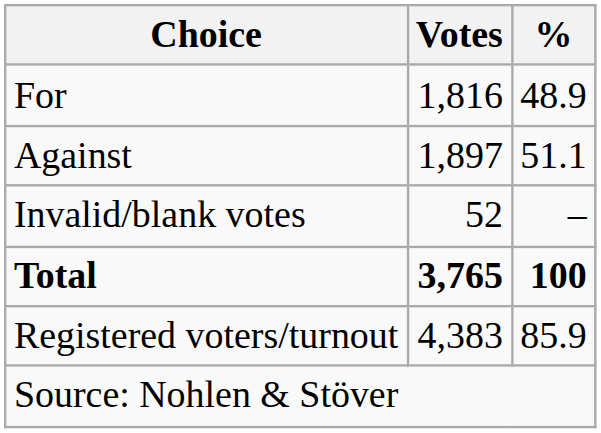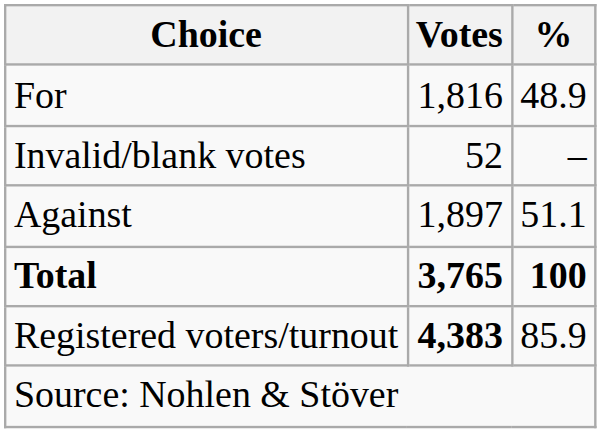rows swapped: (73, 154) <-> (160, 214)
(460, 335) normal -> (460, 335) bold
